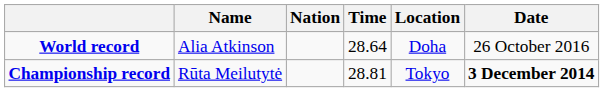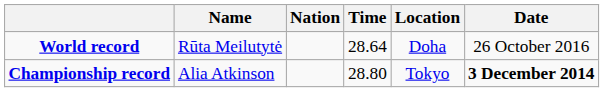(226, 45) Alia Atkinson -> (230, 45) Rūta Meilutytė
(230, 73) Rūta Meilutytė -> (226, 73) Alia Atkinson
(367, 73) 28.81 -> (367, 73) 28.80
